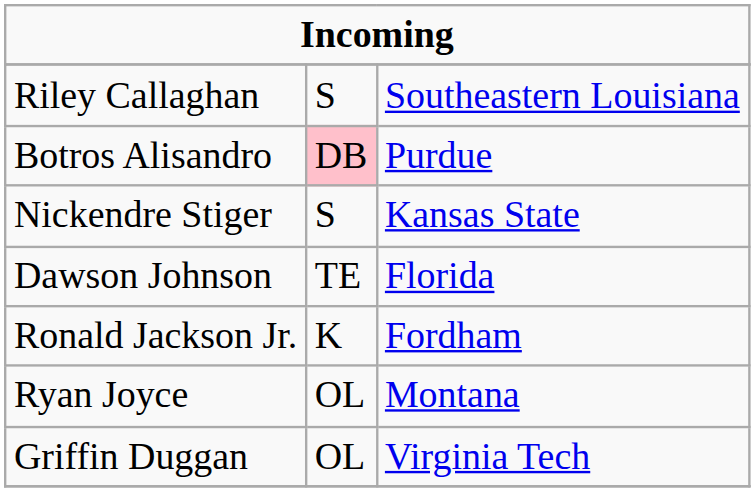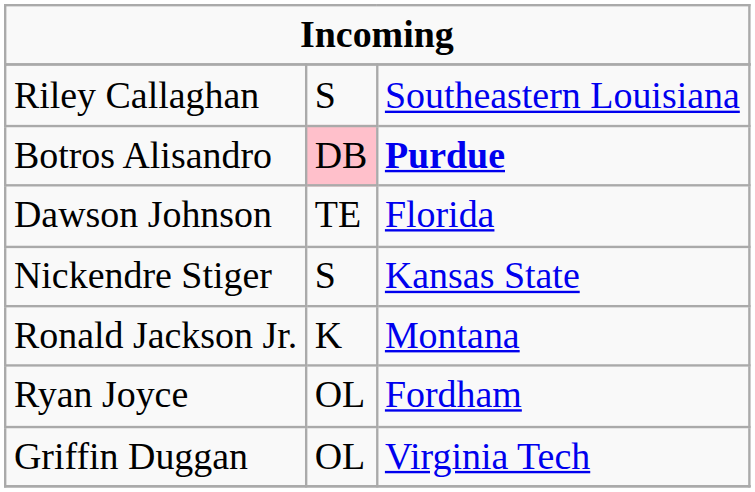(439, 154) normal -> (445, 154) bold
rows swapped: (143, 214) <-> (143, 275)
(453, 335) Fordham -> (452, 335) Montana
(452, 395) Montana -> (453, 395) Fordham
